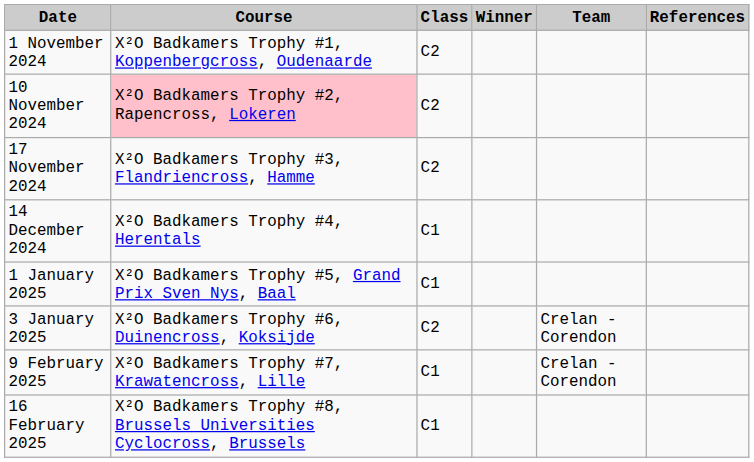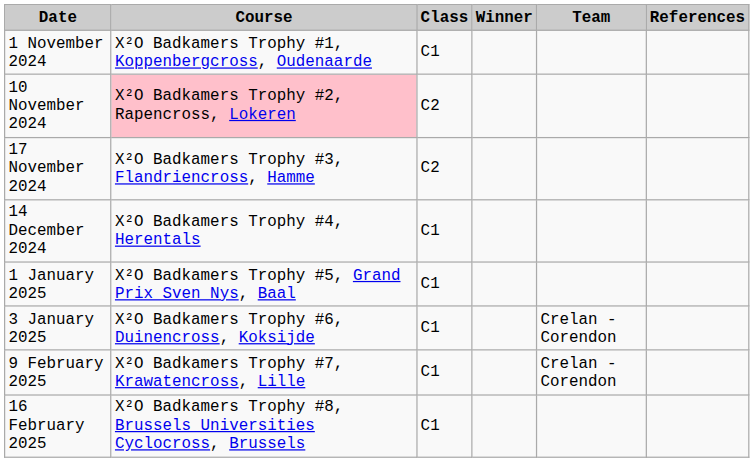(430, 53) C2 -> (430, 53) C1
(430, 328) C2 -> (430, 328) C1
